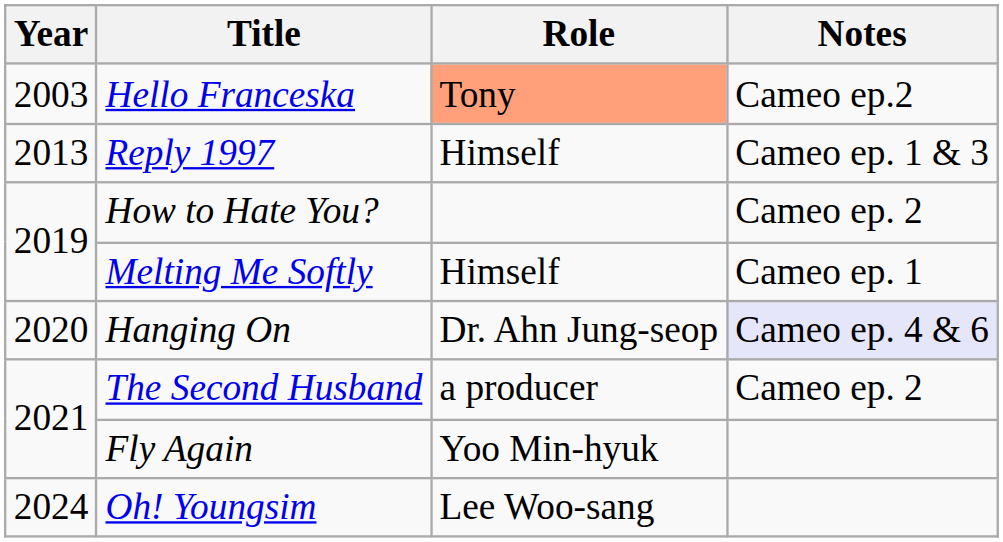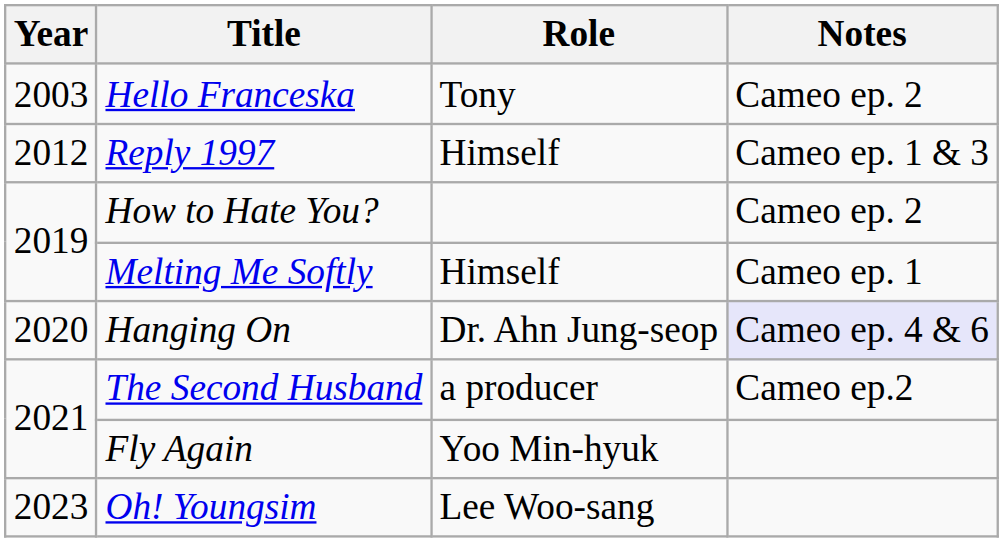(478, 93) lightsalmon background -> (478, 93) no background
(824, 93) Cameo ep.2 -> (829, 93) Cameo ep. 2
(51, 152) 2013 -> (51, 152) 2012
(829, 388) Cameo ep. 2 -> (824, 388) Cameo ep.2
(51, 507) 2024 -> (51, 507) 2023
